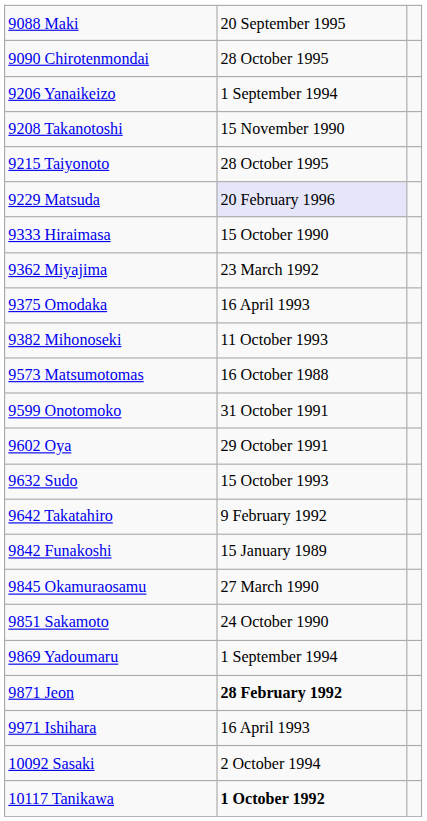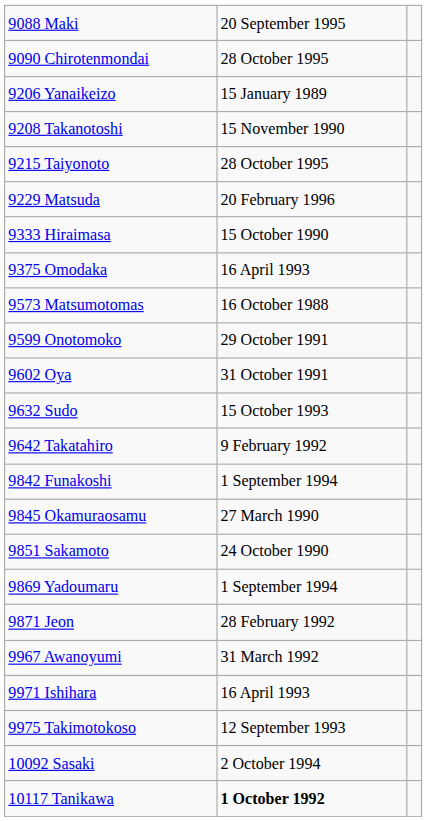(279, 93) 1 September 1994 -> (274, 93) 15 January 1989
(278, 199) lavender background -> (278, 199) no background
- row: (58, 269)
- row: (65, 340)
(274, 410) 31 October 1991 -> (274, 340) 29 October 1991
(274, 445) 29 October 1991 -> (274, 375) 31 October 1991
(274, 551) 15 January 1989 -> (279, 481) 1 September 1994
(281, 692) bold -> (278, 622) normal
+ row: (65, 657)
+ row: (72, 727)
